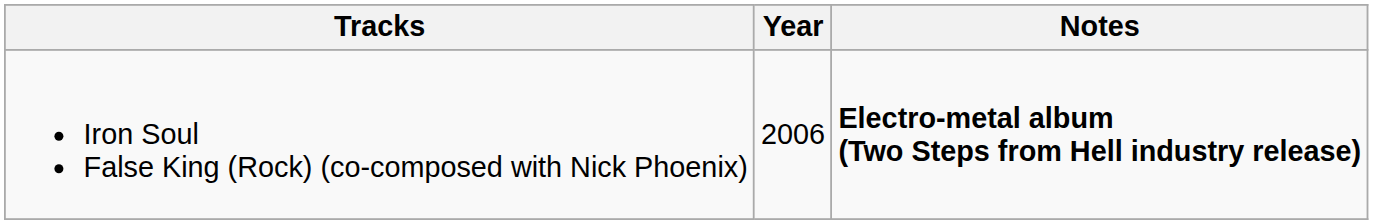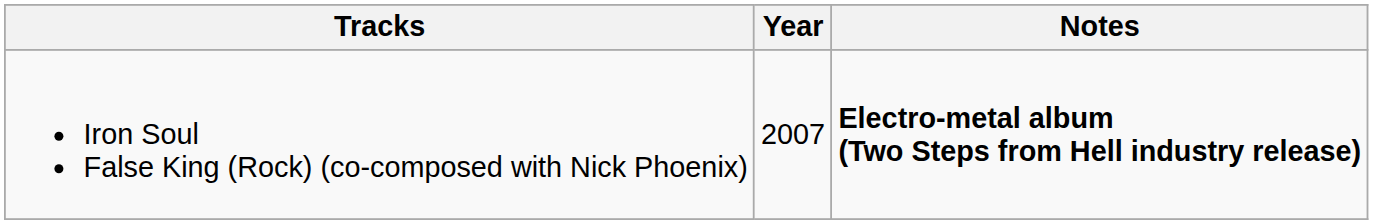(793, 134) 2006 -> (793, 134) 2007
